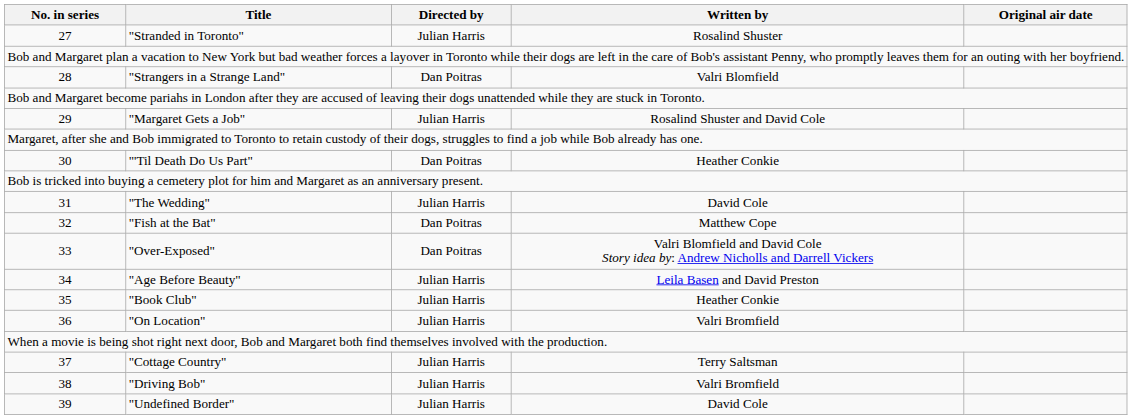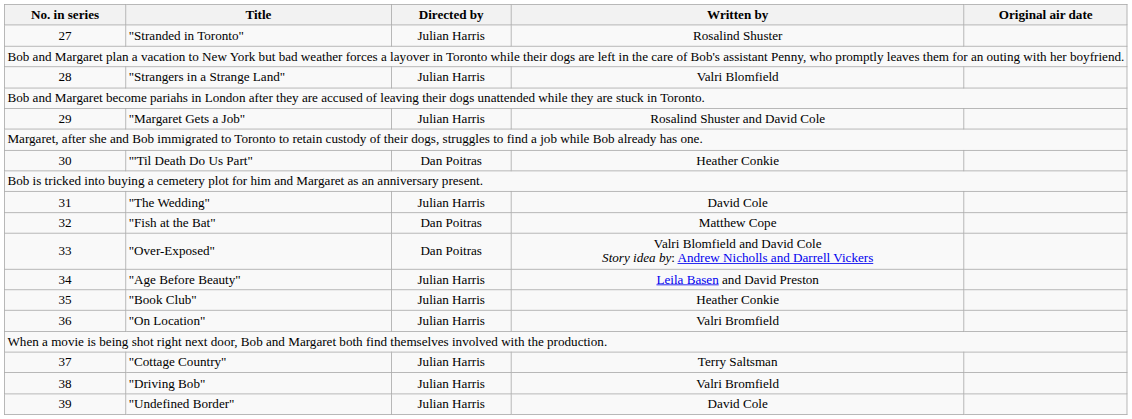(451, 77) Dan Poitras -> (451, 77) Julian Harris
